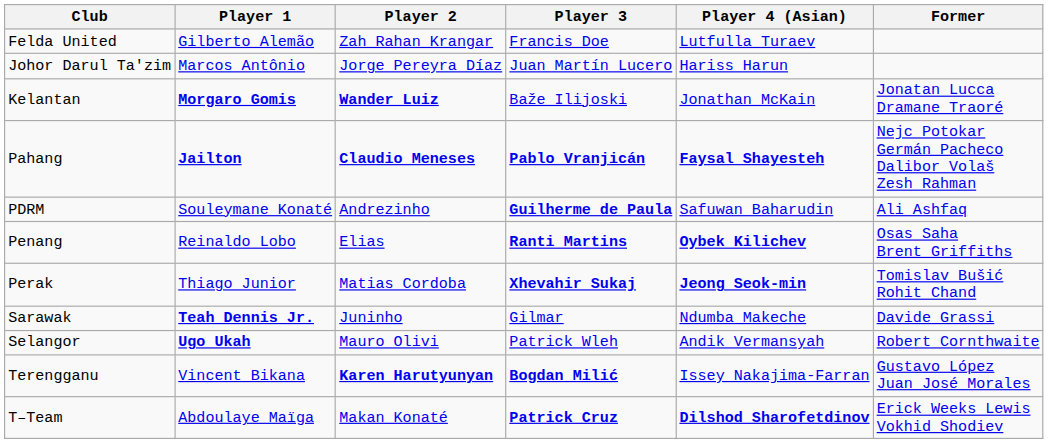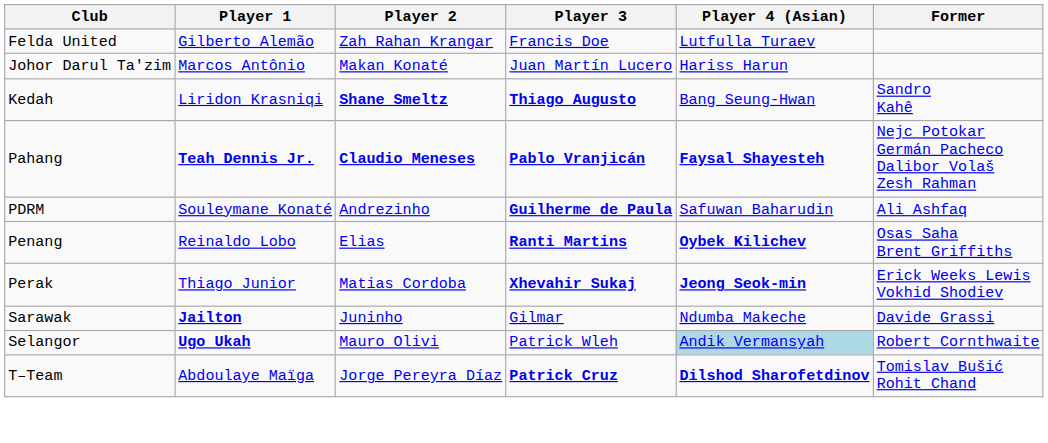(421, 66) Jorge Pereyra Díaz -> (394, 66) Makan Konaté
+ row: (31, 99)
- row: (44, 99)
(210, 159) Jailton -> (246, 159) Teah Dennis Jr.
(940, 285) Tomislav Bušić Rohit Chand -> (954, 285) Erick Weeks Lewis Vokhid Shodiev
(246, 318) Teah Dennis Jr. -> (210, 318) Jailton
(752, 342) no background -> (752, 342) lightblue background
- row: (53, 376)
(394, 418) Makan Konaté -> (421, 376) Jorge Pereyra Díaz
(954, 418) Erick Weeks Lewis Vokhid Shodiev -> (940, 376) Tomislav Bušić Rohit Chand
